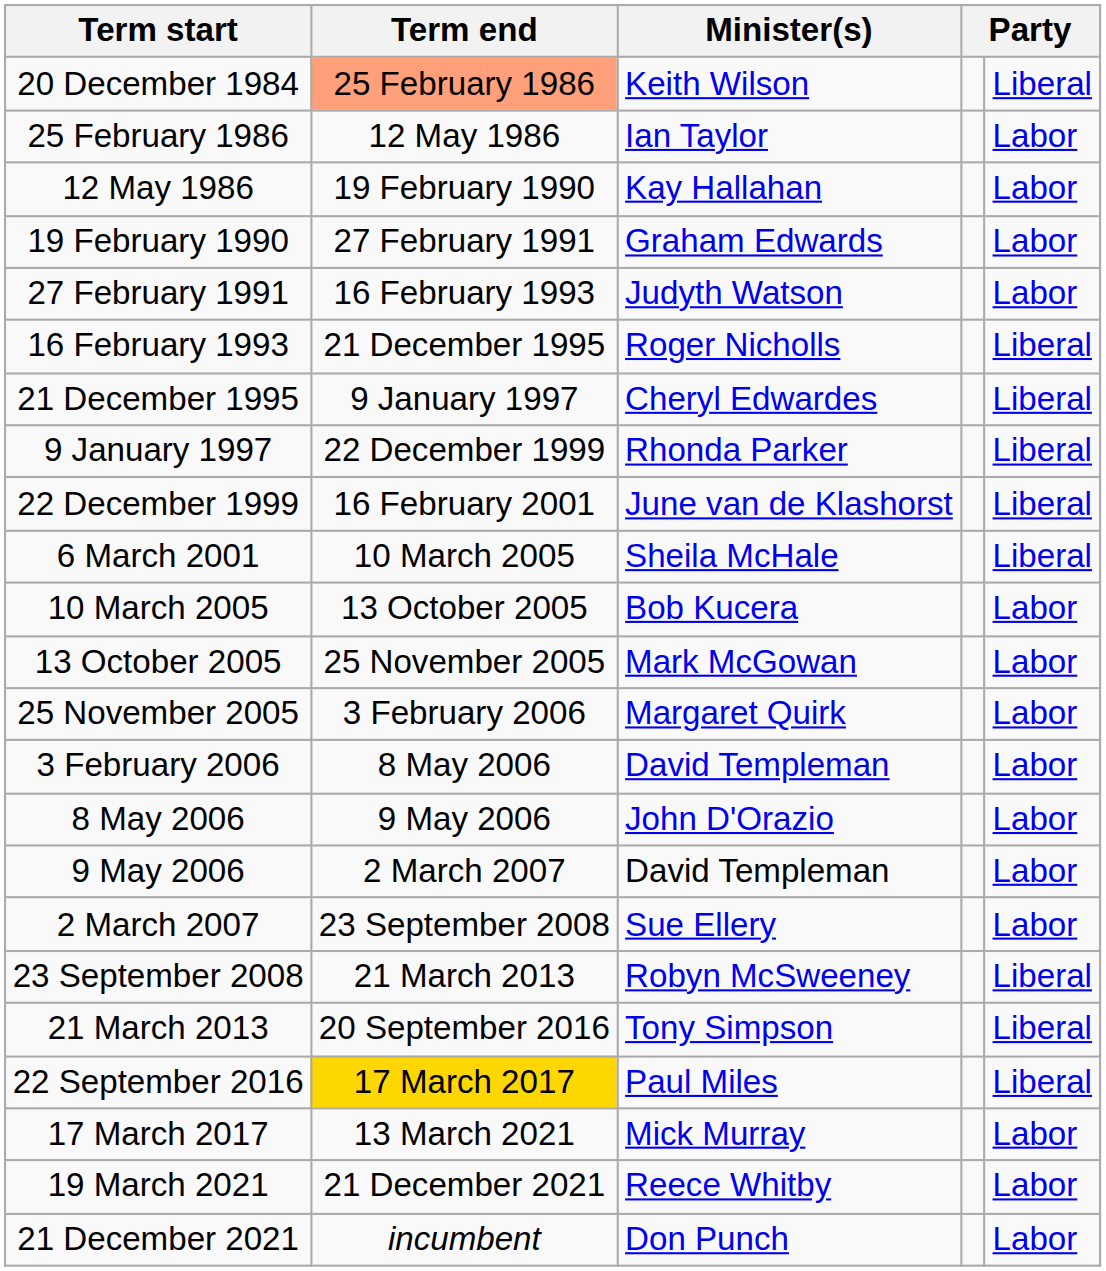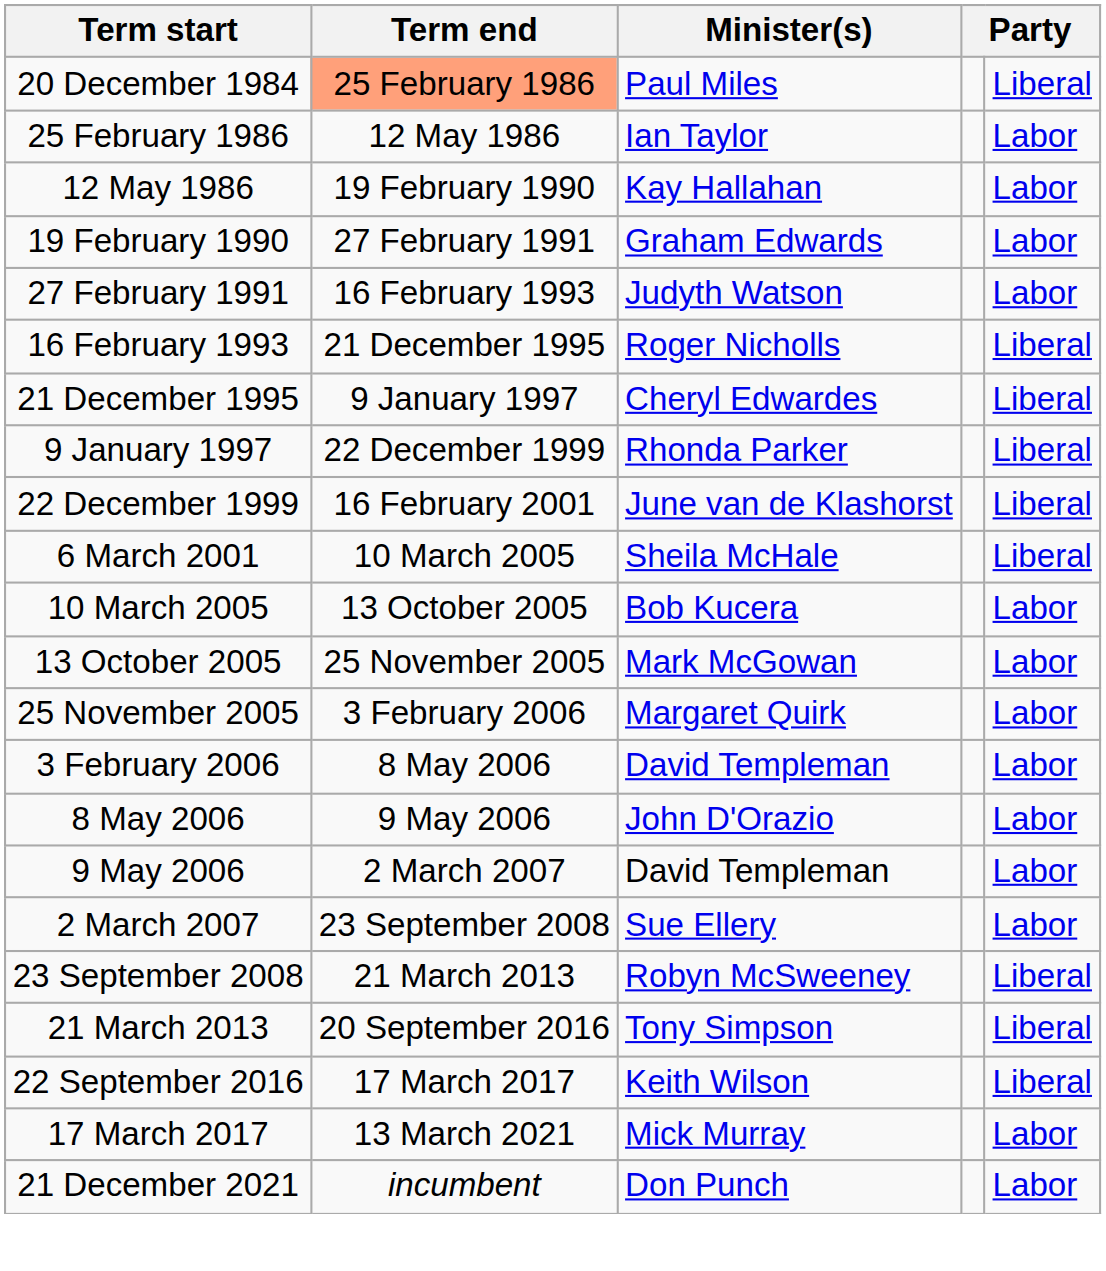(717, 83) Keith Wilson -> (701, 83) Paul Miles
(464, 1081) gold background -> (464, 1081) no background
(701, 1081) Paul Miles -> (717, 1081) Keith Wilson
- row: (158, 1186)
